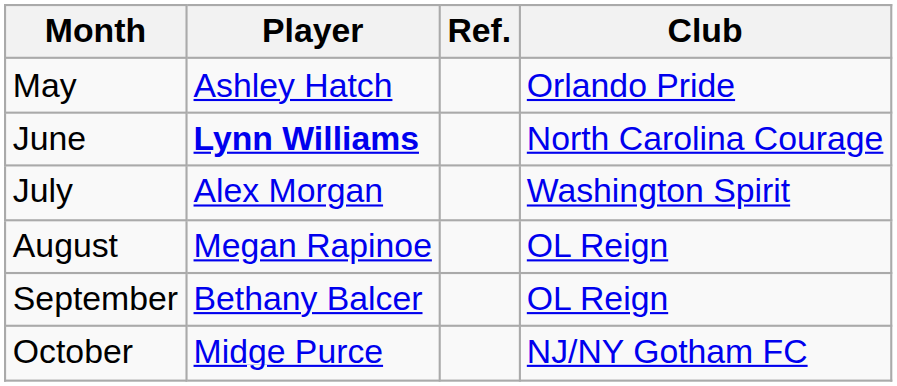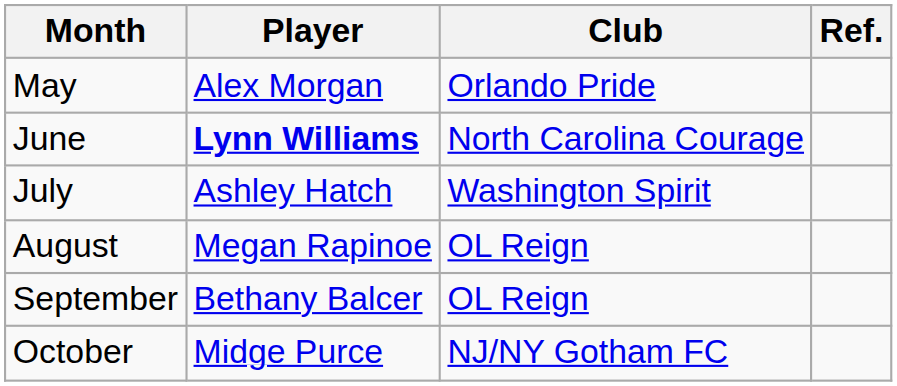columns swapped: (705, 31) <-> (479, 31)
(293, 84) Ashley Hatch -> (288, 84) Alex Morgan
(288, 191) Alex Morgan -> (293, 191) Ashley Hatch
